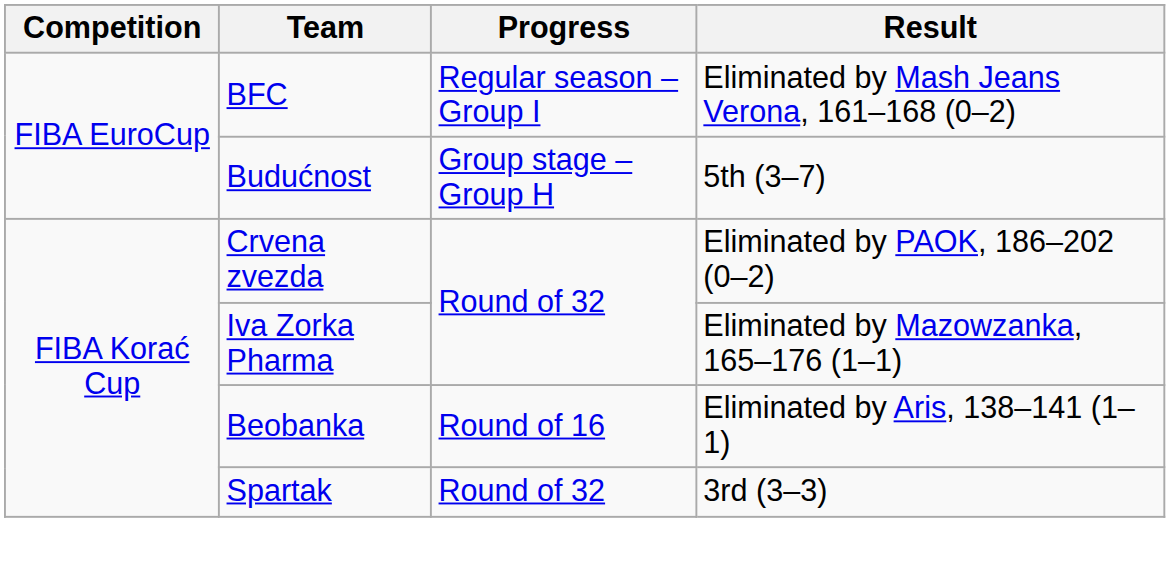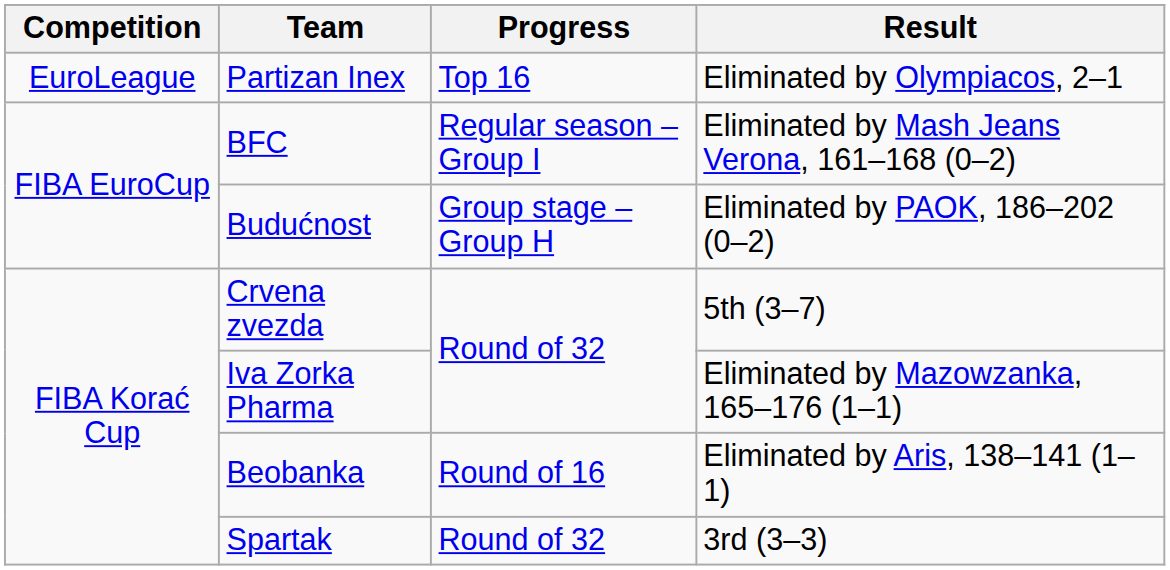+ row: (316, 77)
(765, 177) 5th (3–7) -> (909, 225) Eliminated by PAOK, 186–202 (0–2)
(909, 260) Eliminated by PAOK, 186–202 (0–2) -> (765, 308) 5th (3–7)
